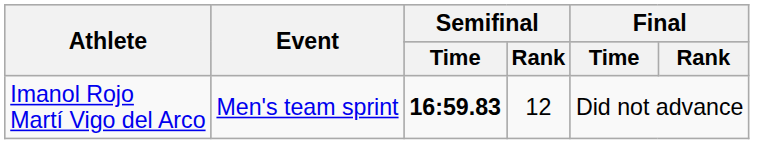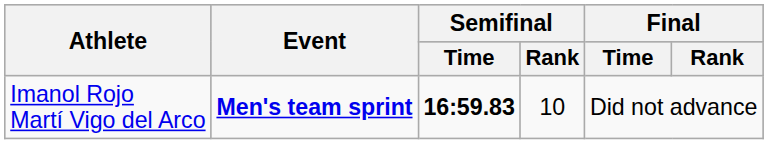(308, 108) normal -> (314, 108) bold
(538, 108) 12 -> (552, 108) 10
